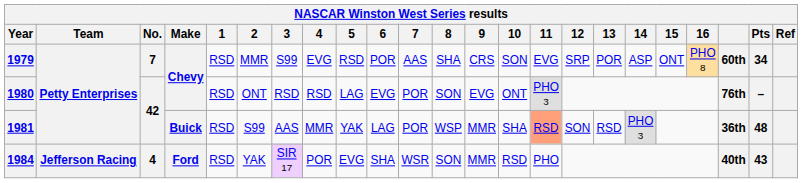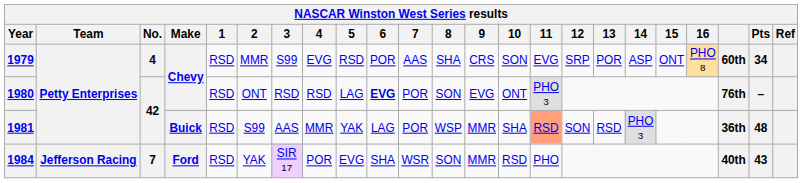(153, 60) 7 -> (153, 60) 4
(383, 94) normal -> (383, 94) bold
(153, 161) 4 -> (153, 161) 7
